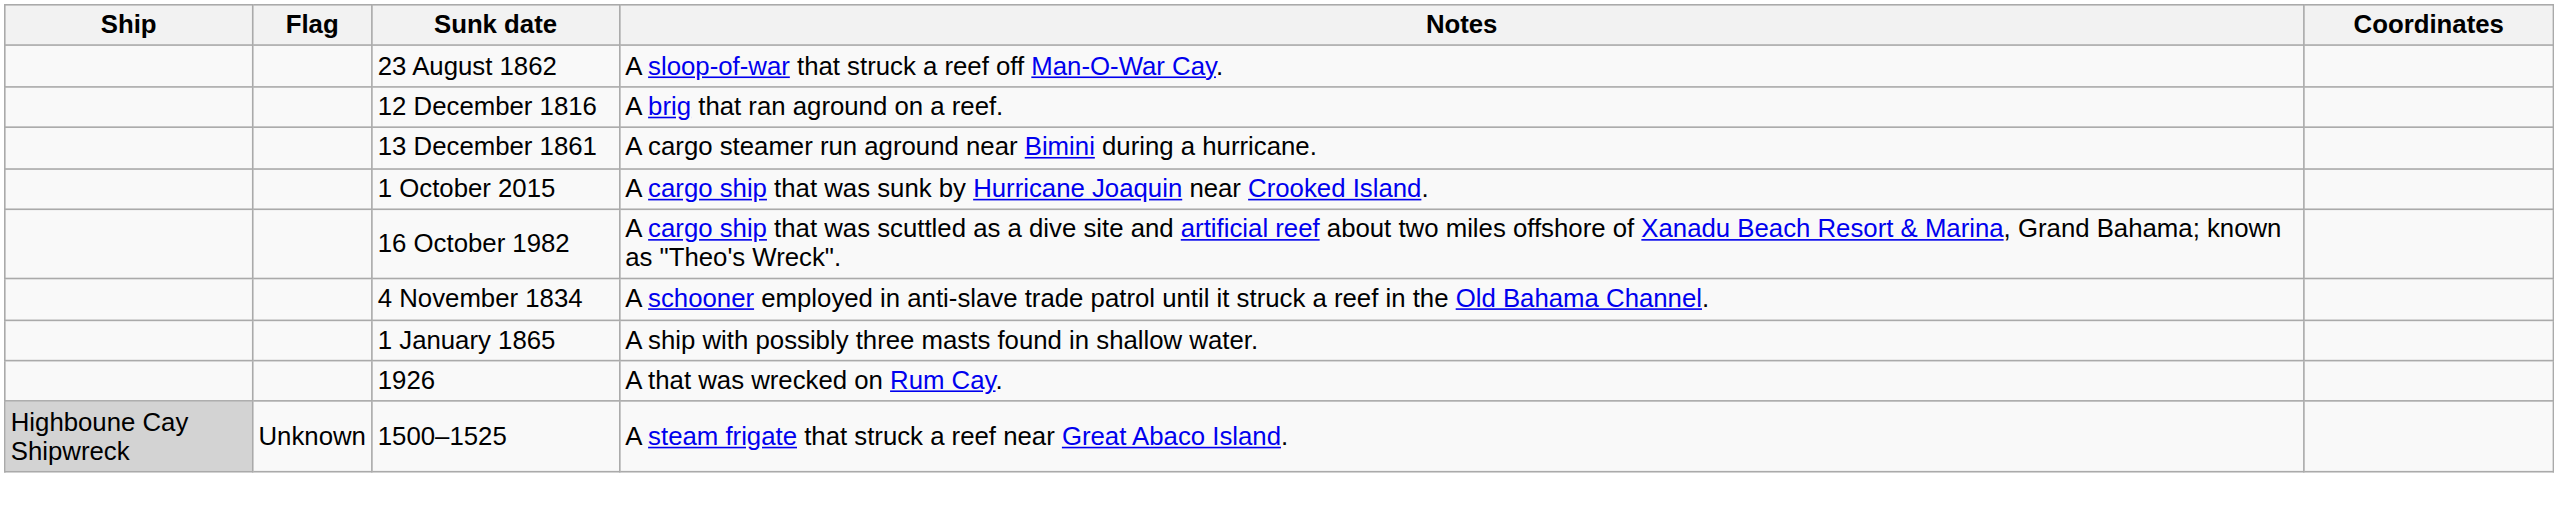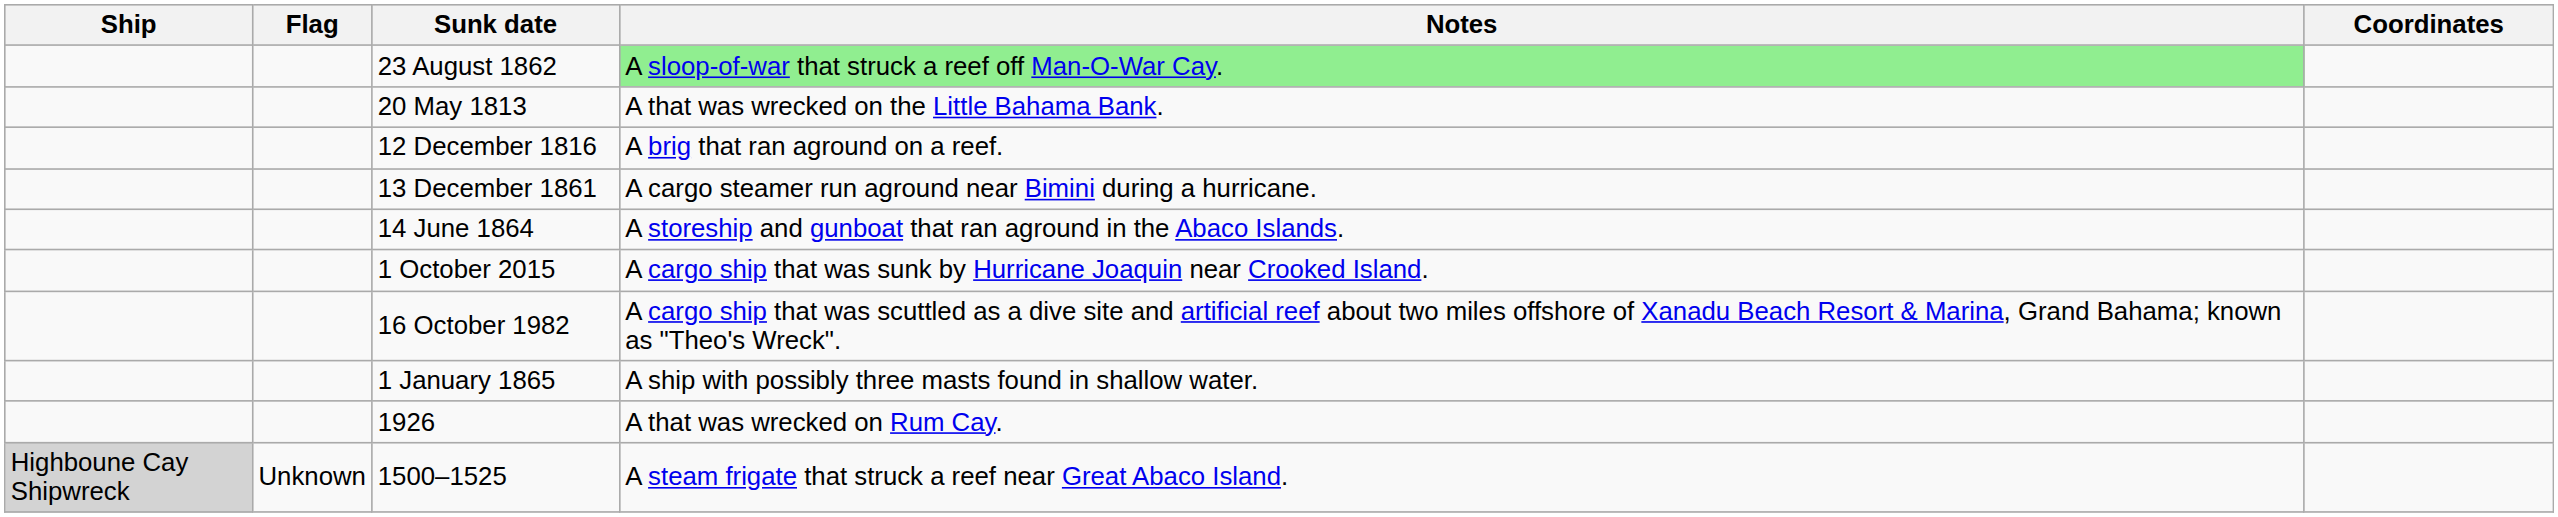(924, 65) no background -> (924, 65) lightgreen background
+ row: (452, 106)
+ row: (456, 229)
- row: (480, 299)
